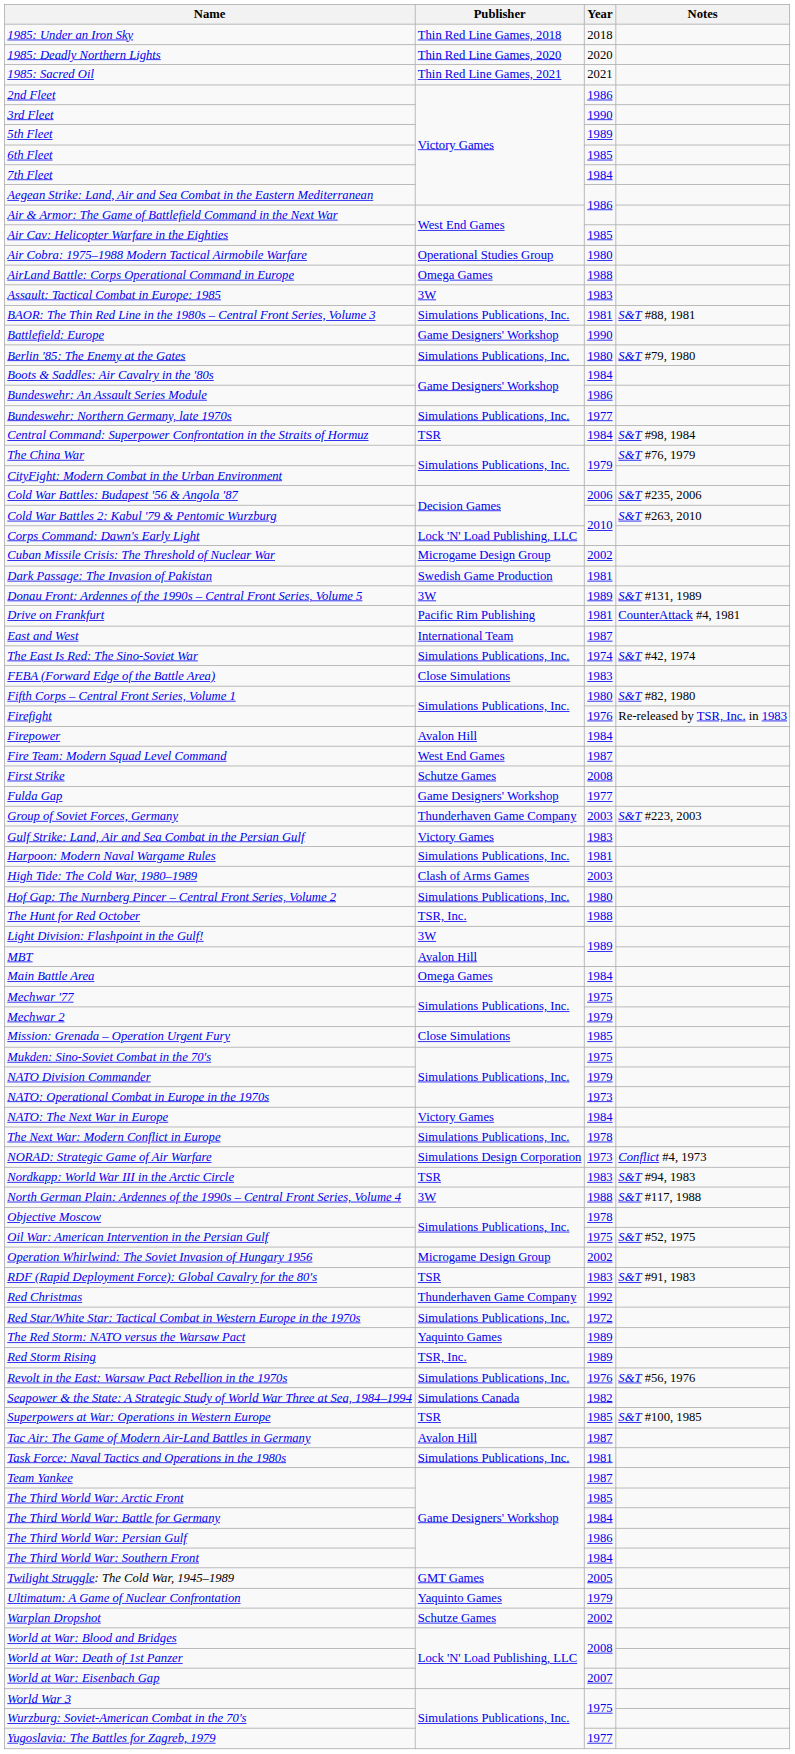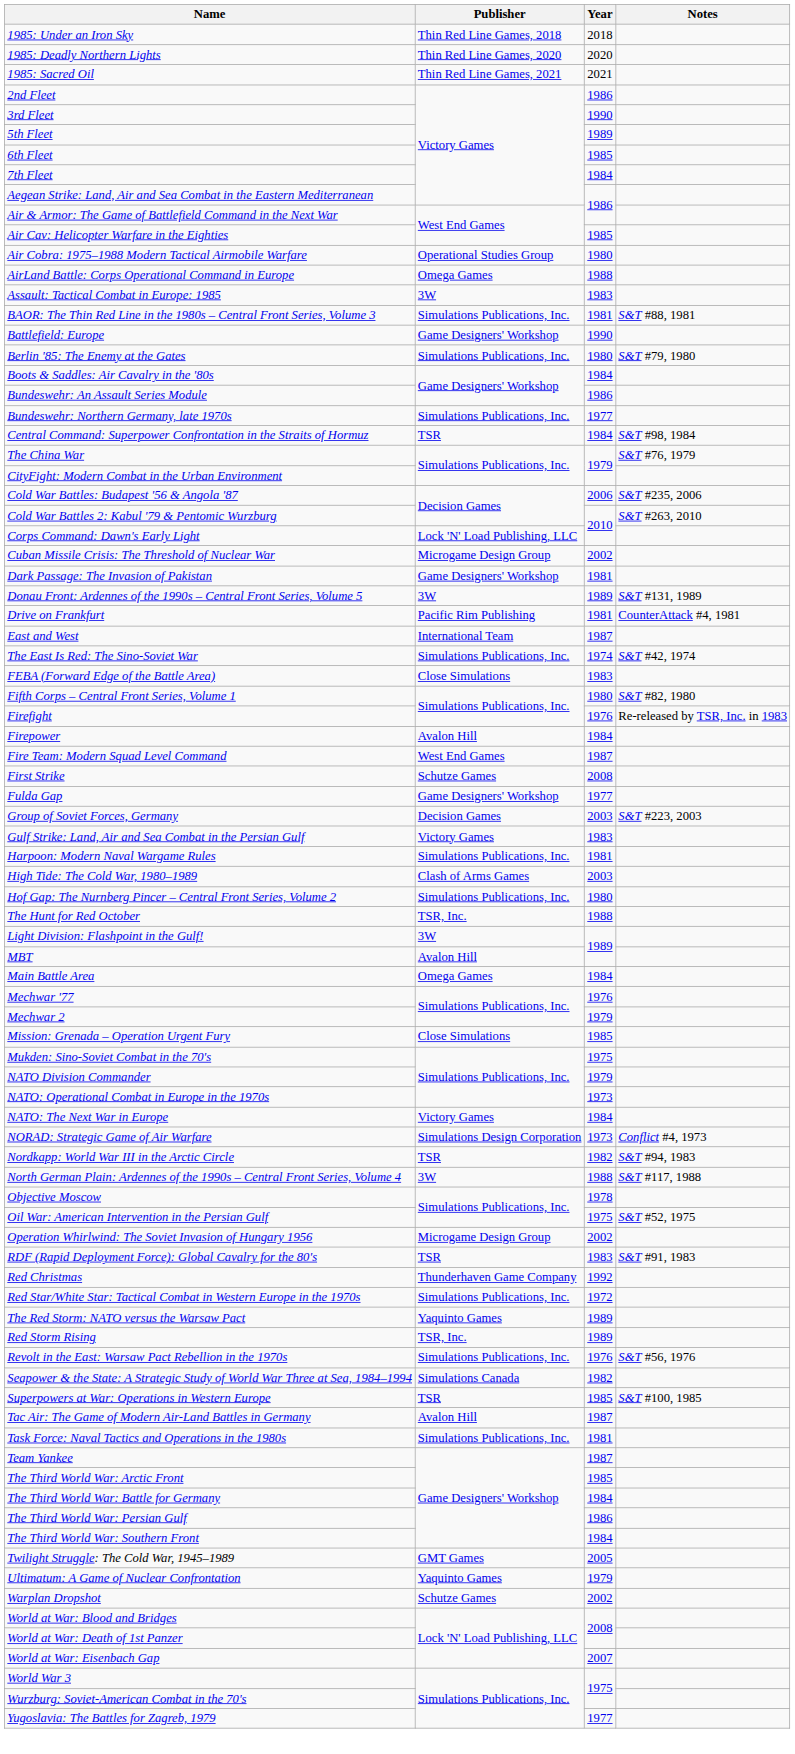(485, 575) Swedish Game Production -> (488, 575) Game Designers' Workshop
(497, 816) Thunderhaven Game Company -> (459, 816) Decision Games
(600, 996) 1975 -> (600, 996) 1976
- row: (114, 1137)
(600, 1177) 1983 -> (600, 1157) 1982
